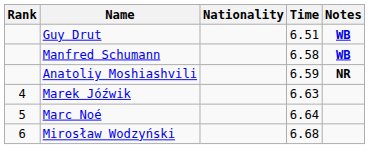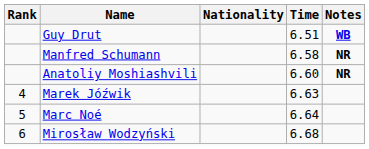(343, 54) WB -> (343, 54) NR
(304, 74) 6.59 -> (304, 74) 6.60
